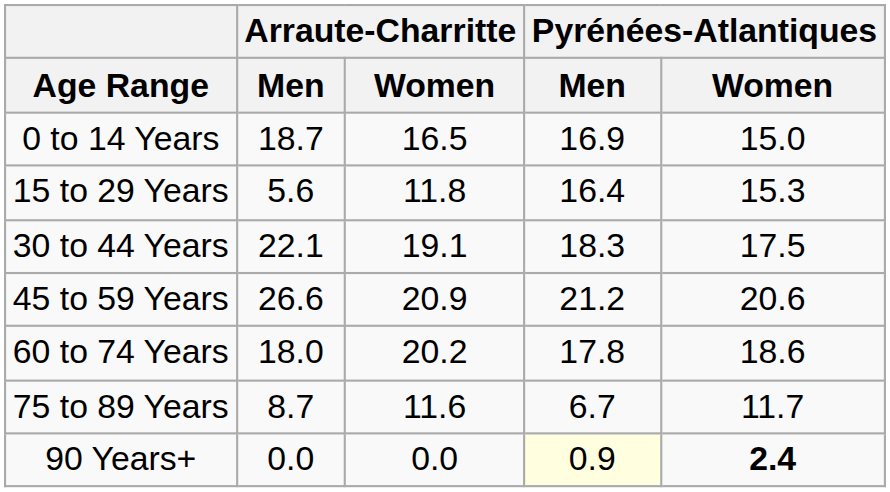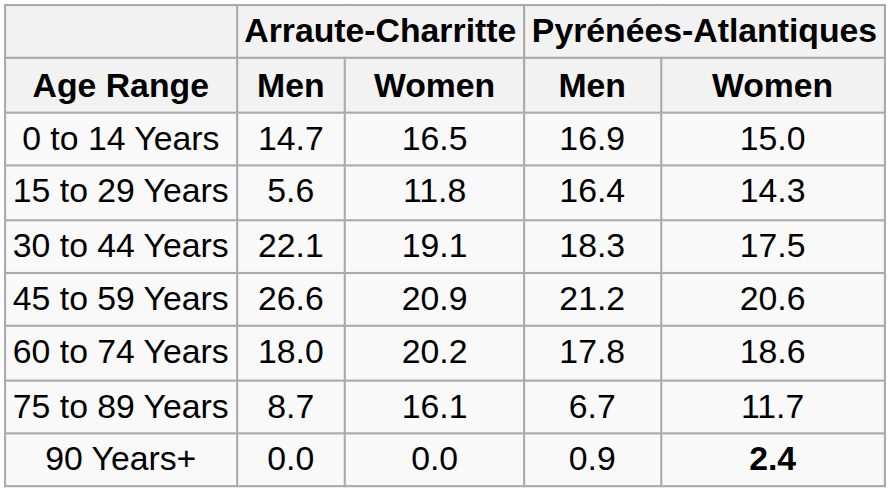(291, 138) 18.7 -> (291, 138) 14.7
(773, 191) 15.3 -> (773, 191) 14.3
(435, 406) 11.6 -> (435, 406) 16.1
(592, 459) lightyellow background -> (592, 459) no background
